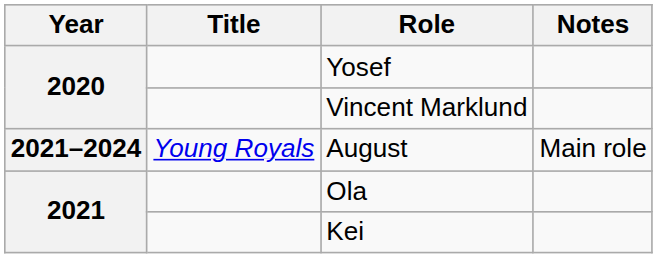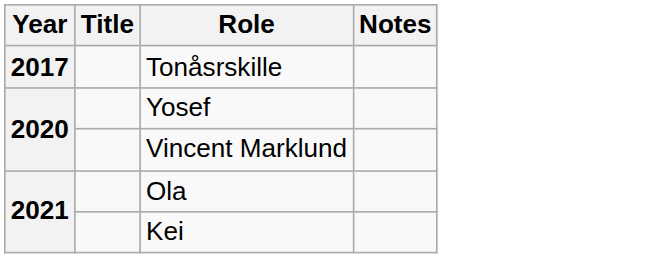+ row: (214, 66)
- row: (367, 149)
